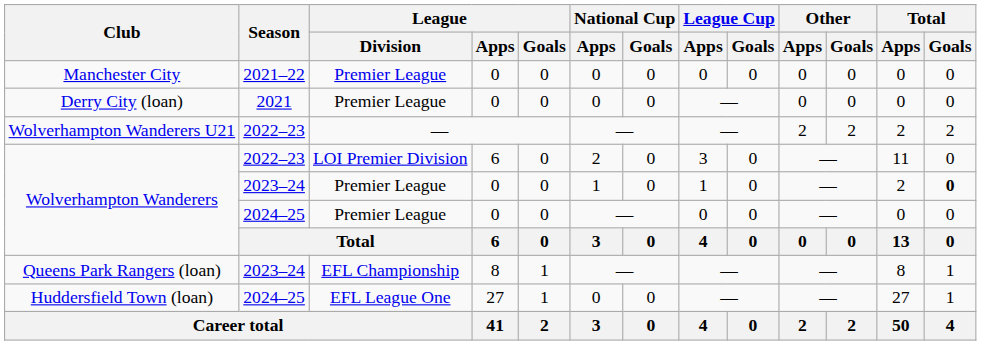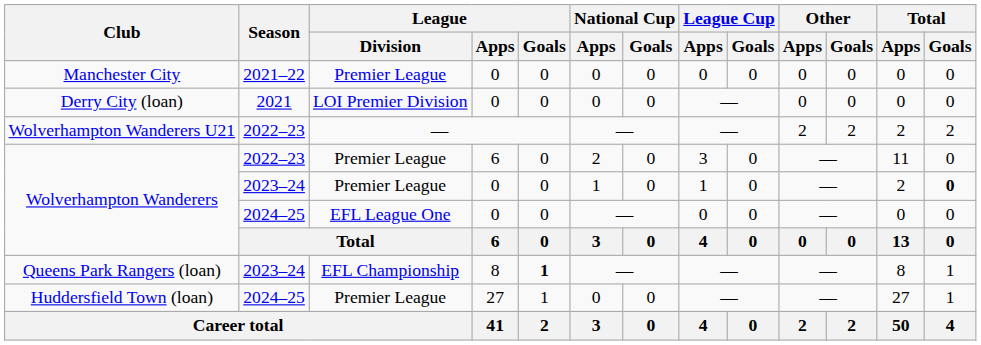(390, 102) Premier League -> (390, 102) LOI Premier Division
(390, 158) LOI Premier Division -> (390, 158) Premier League
(390, 213) Premier League -> (390, 213) EFL League One
(544, 269) normal -> (544, 269) bold
(390, 297) EFL League One -> (390, 297) Premier League
